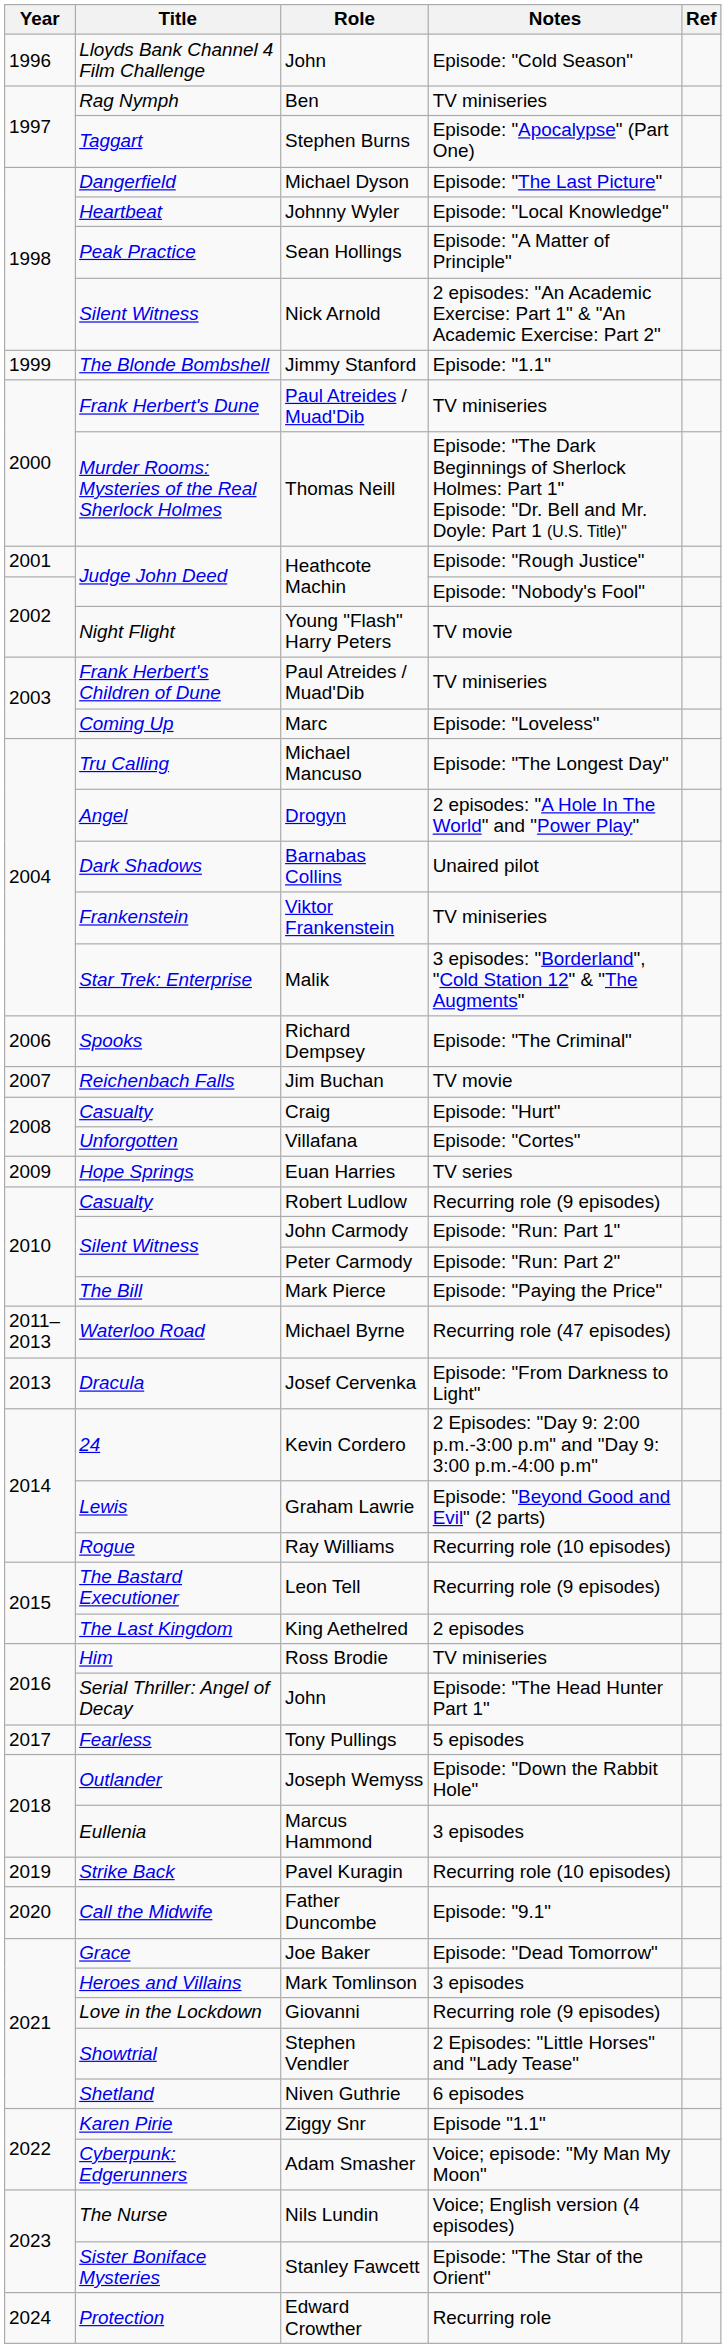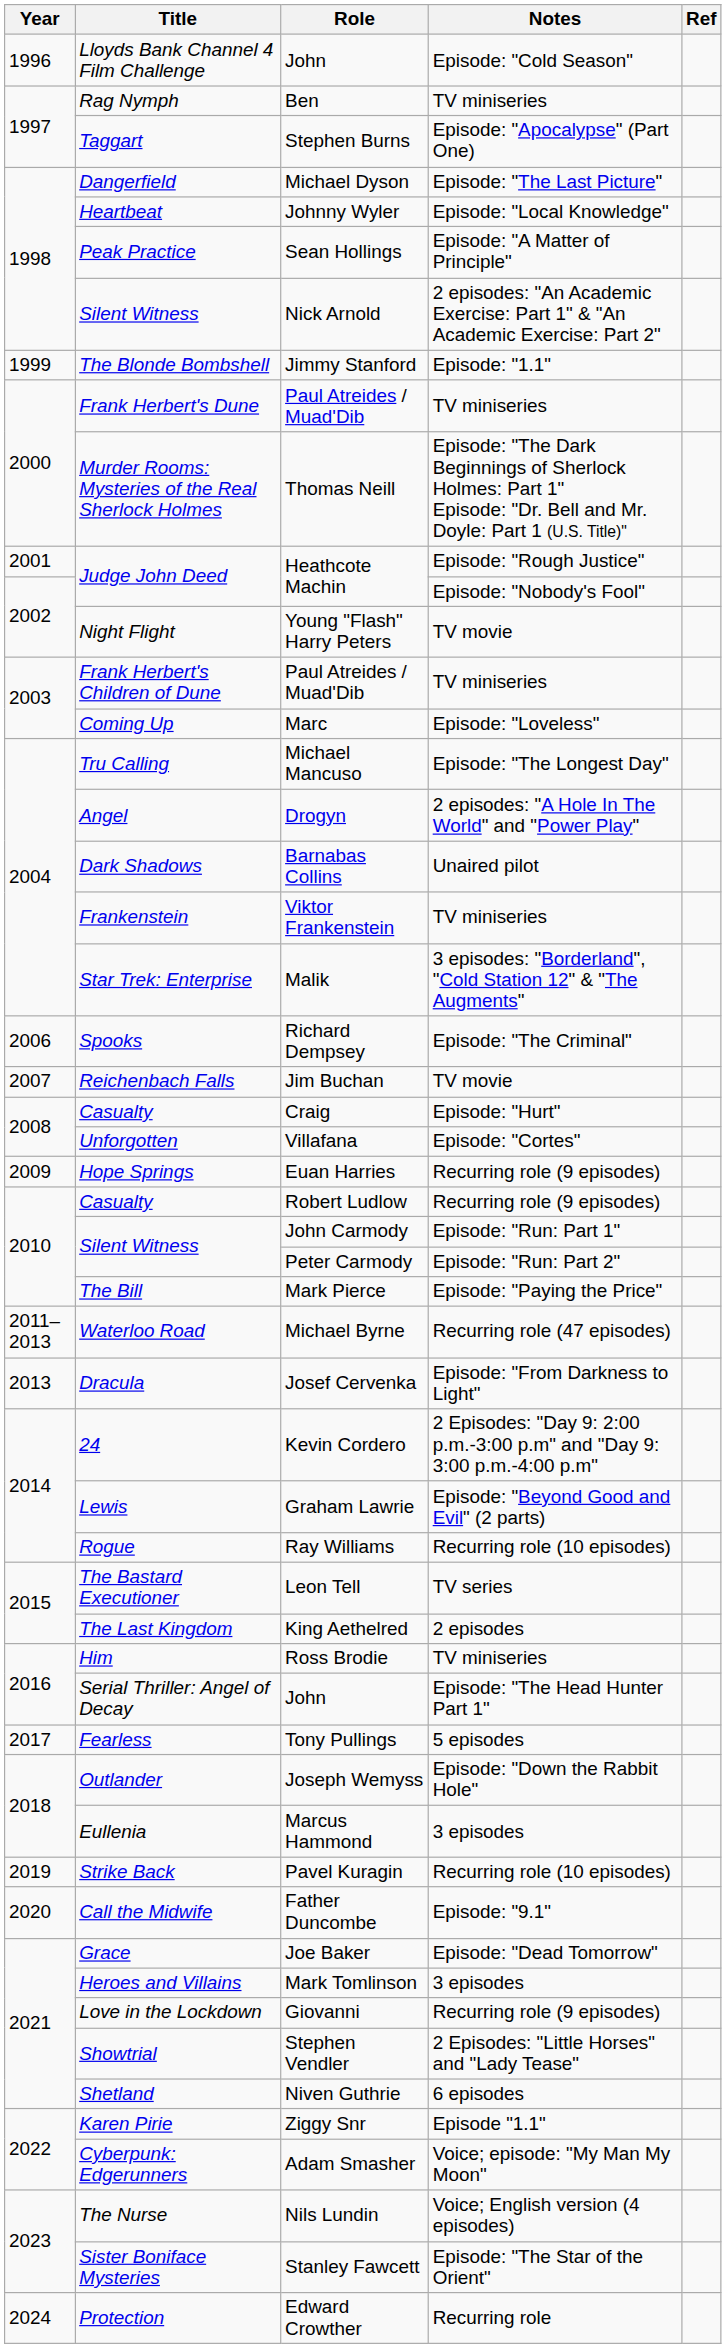(473, 1171) TV series -> (547, 1171) Recurring role (9 episodes)
(547, 1587) Recurring role (9 episodes) -> (473, 1587) TV series
